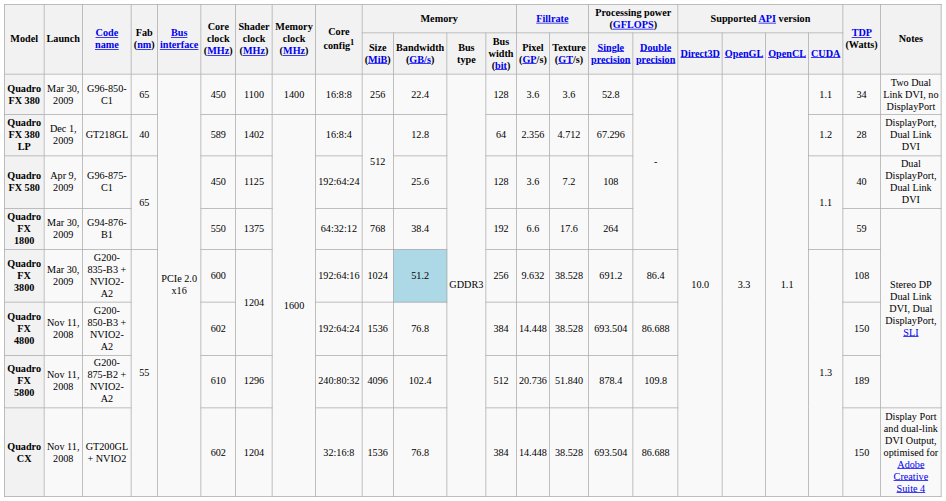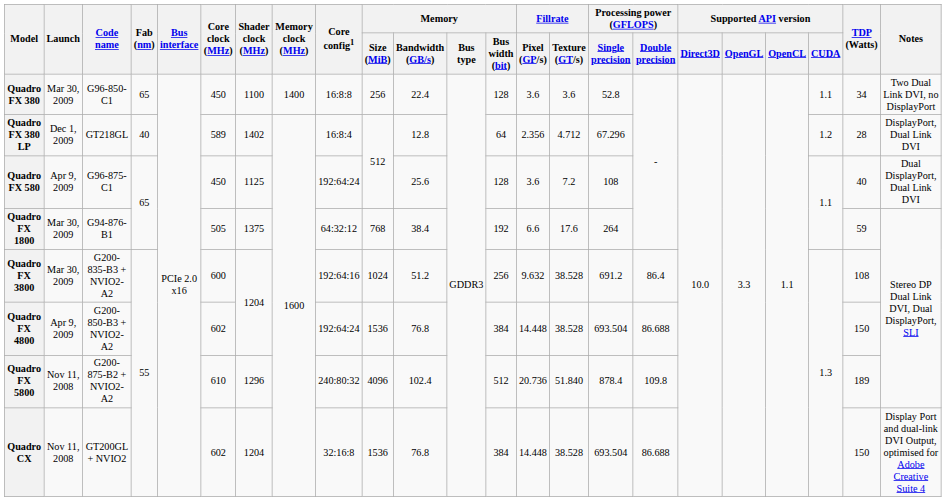(218, 228) 550 -> (218, 228) 505
(420, 275) lightblue background -> (420, 275) no background
(63, 328) Nov 11, 2008 -> (63, 328) Apr 9, 2009
